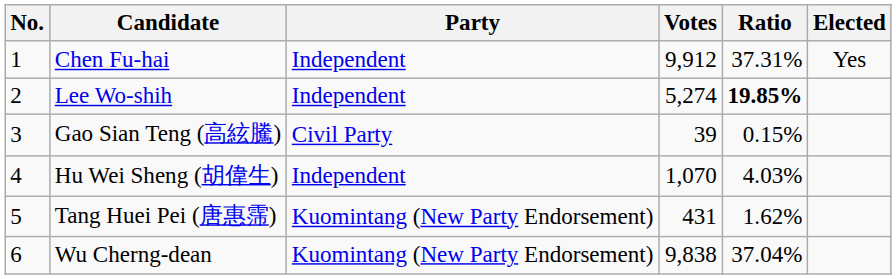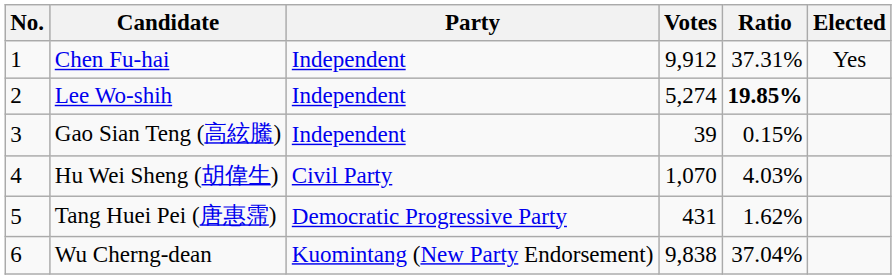(342, 134) Civil Party -> (349, 134) Independent
(349, 175) Independent -> (342, 175) Civil Party
(473, 216) Kuomintang (New Party Endorsement) -> (429, 216) Democratic Progressive Party
